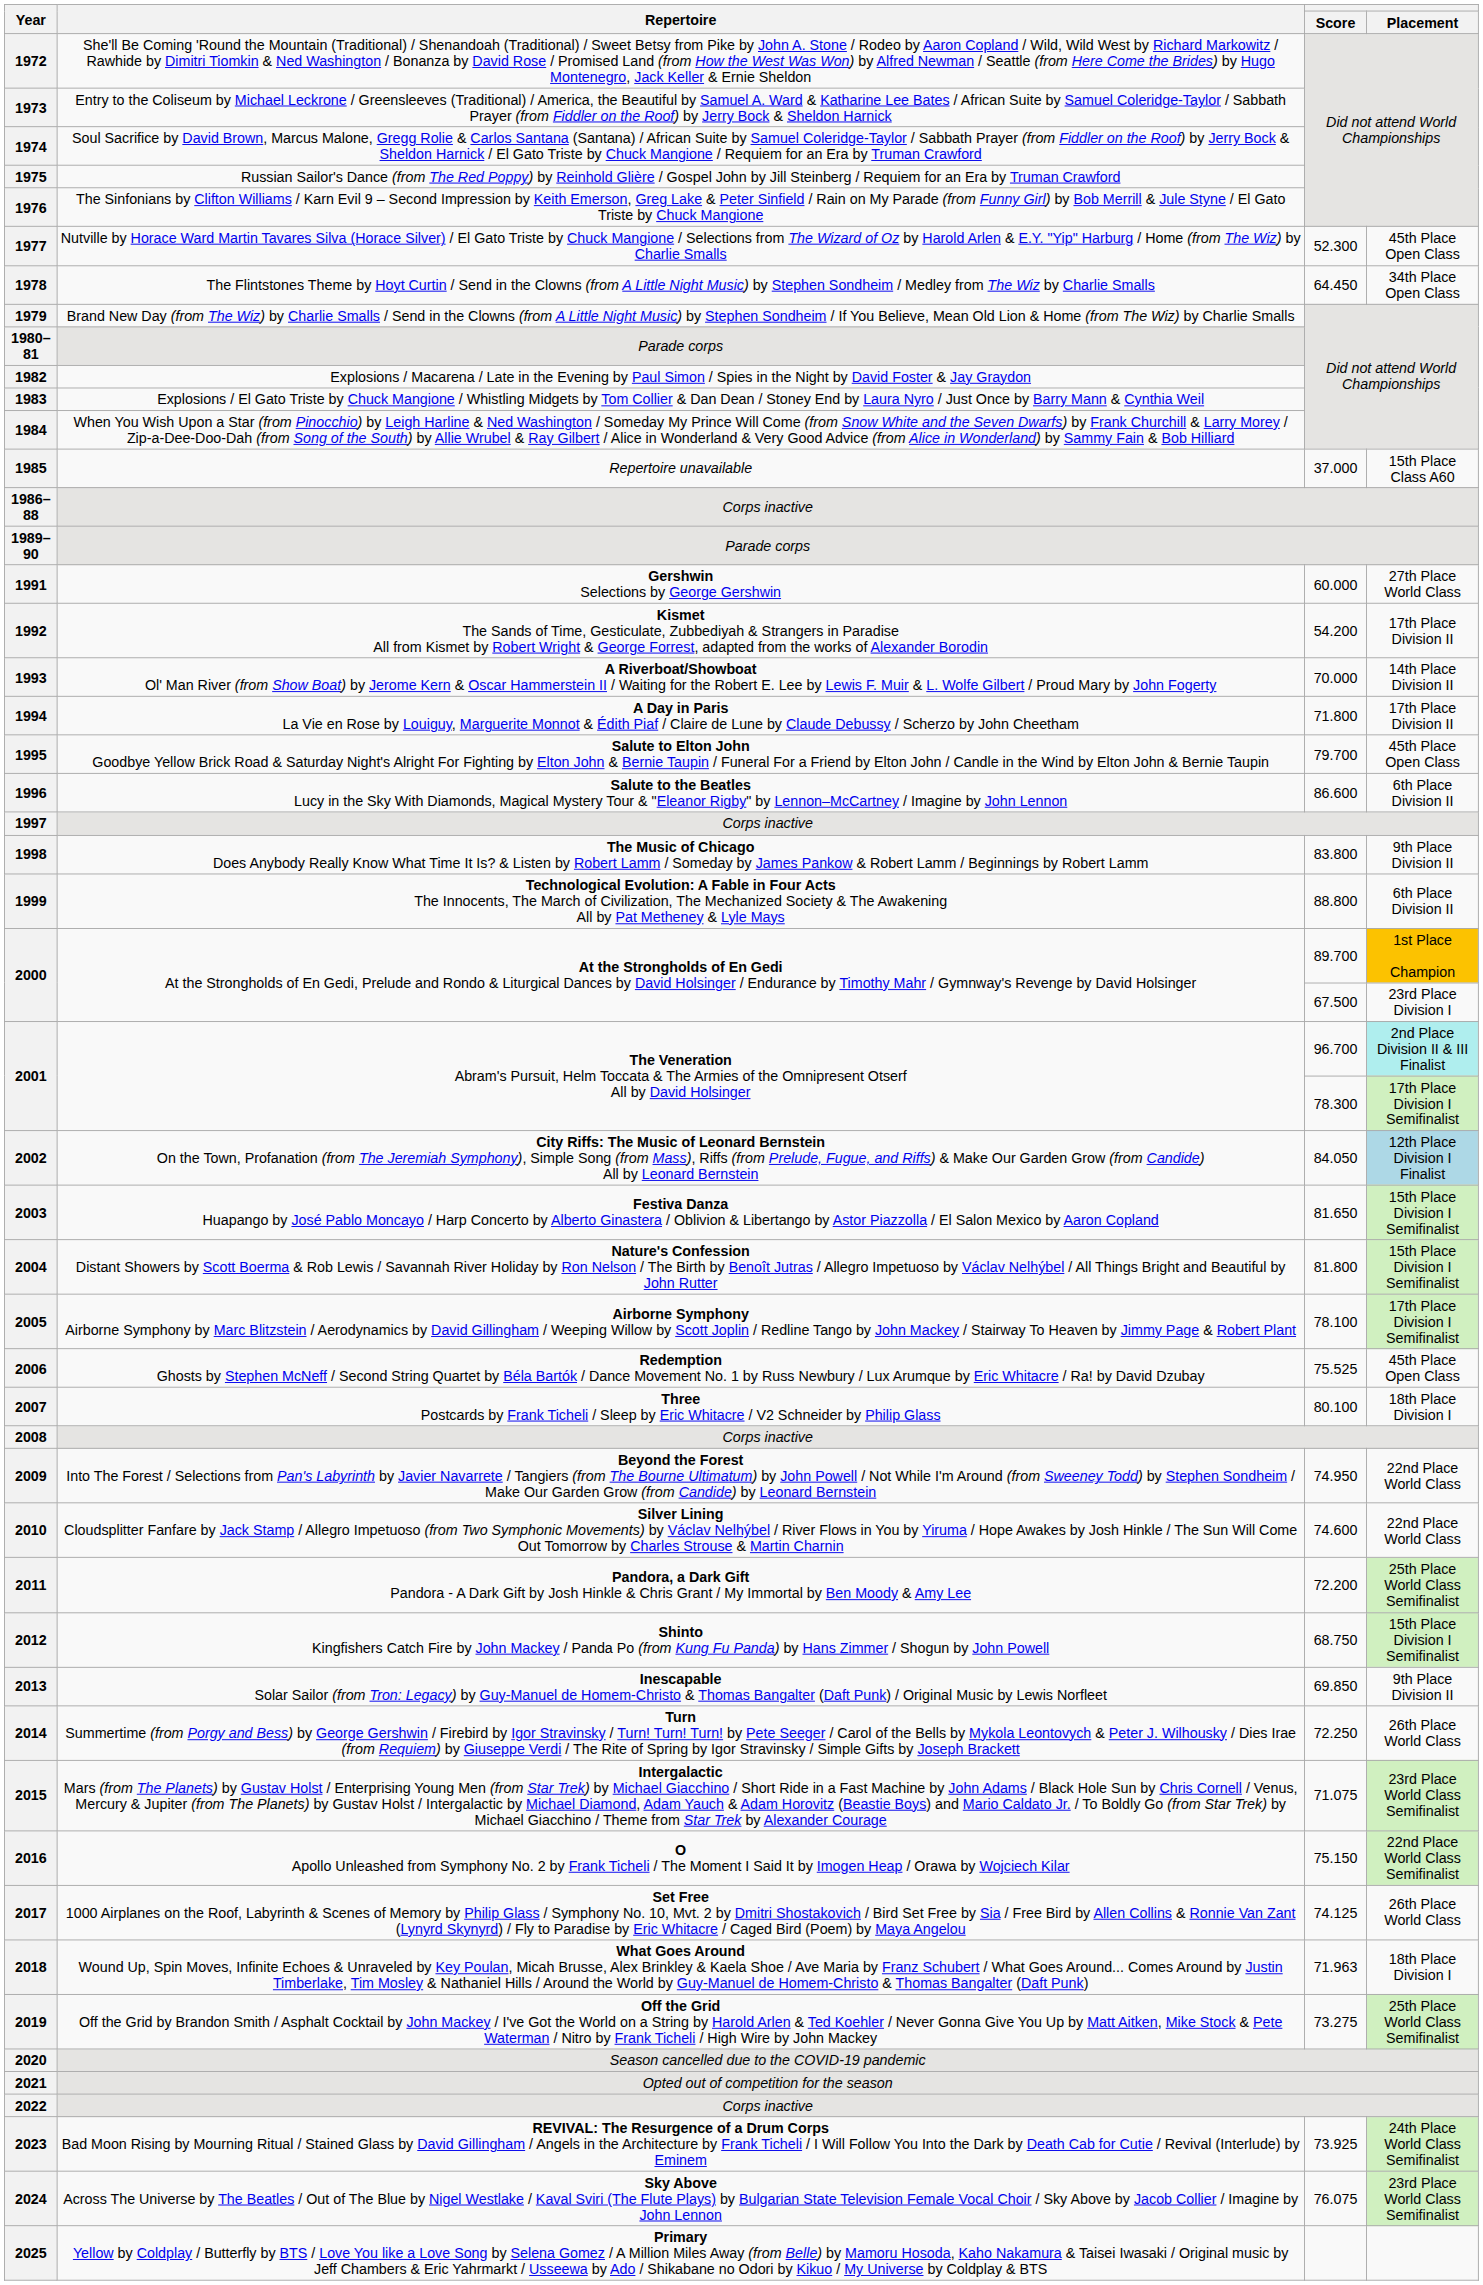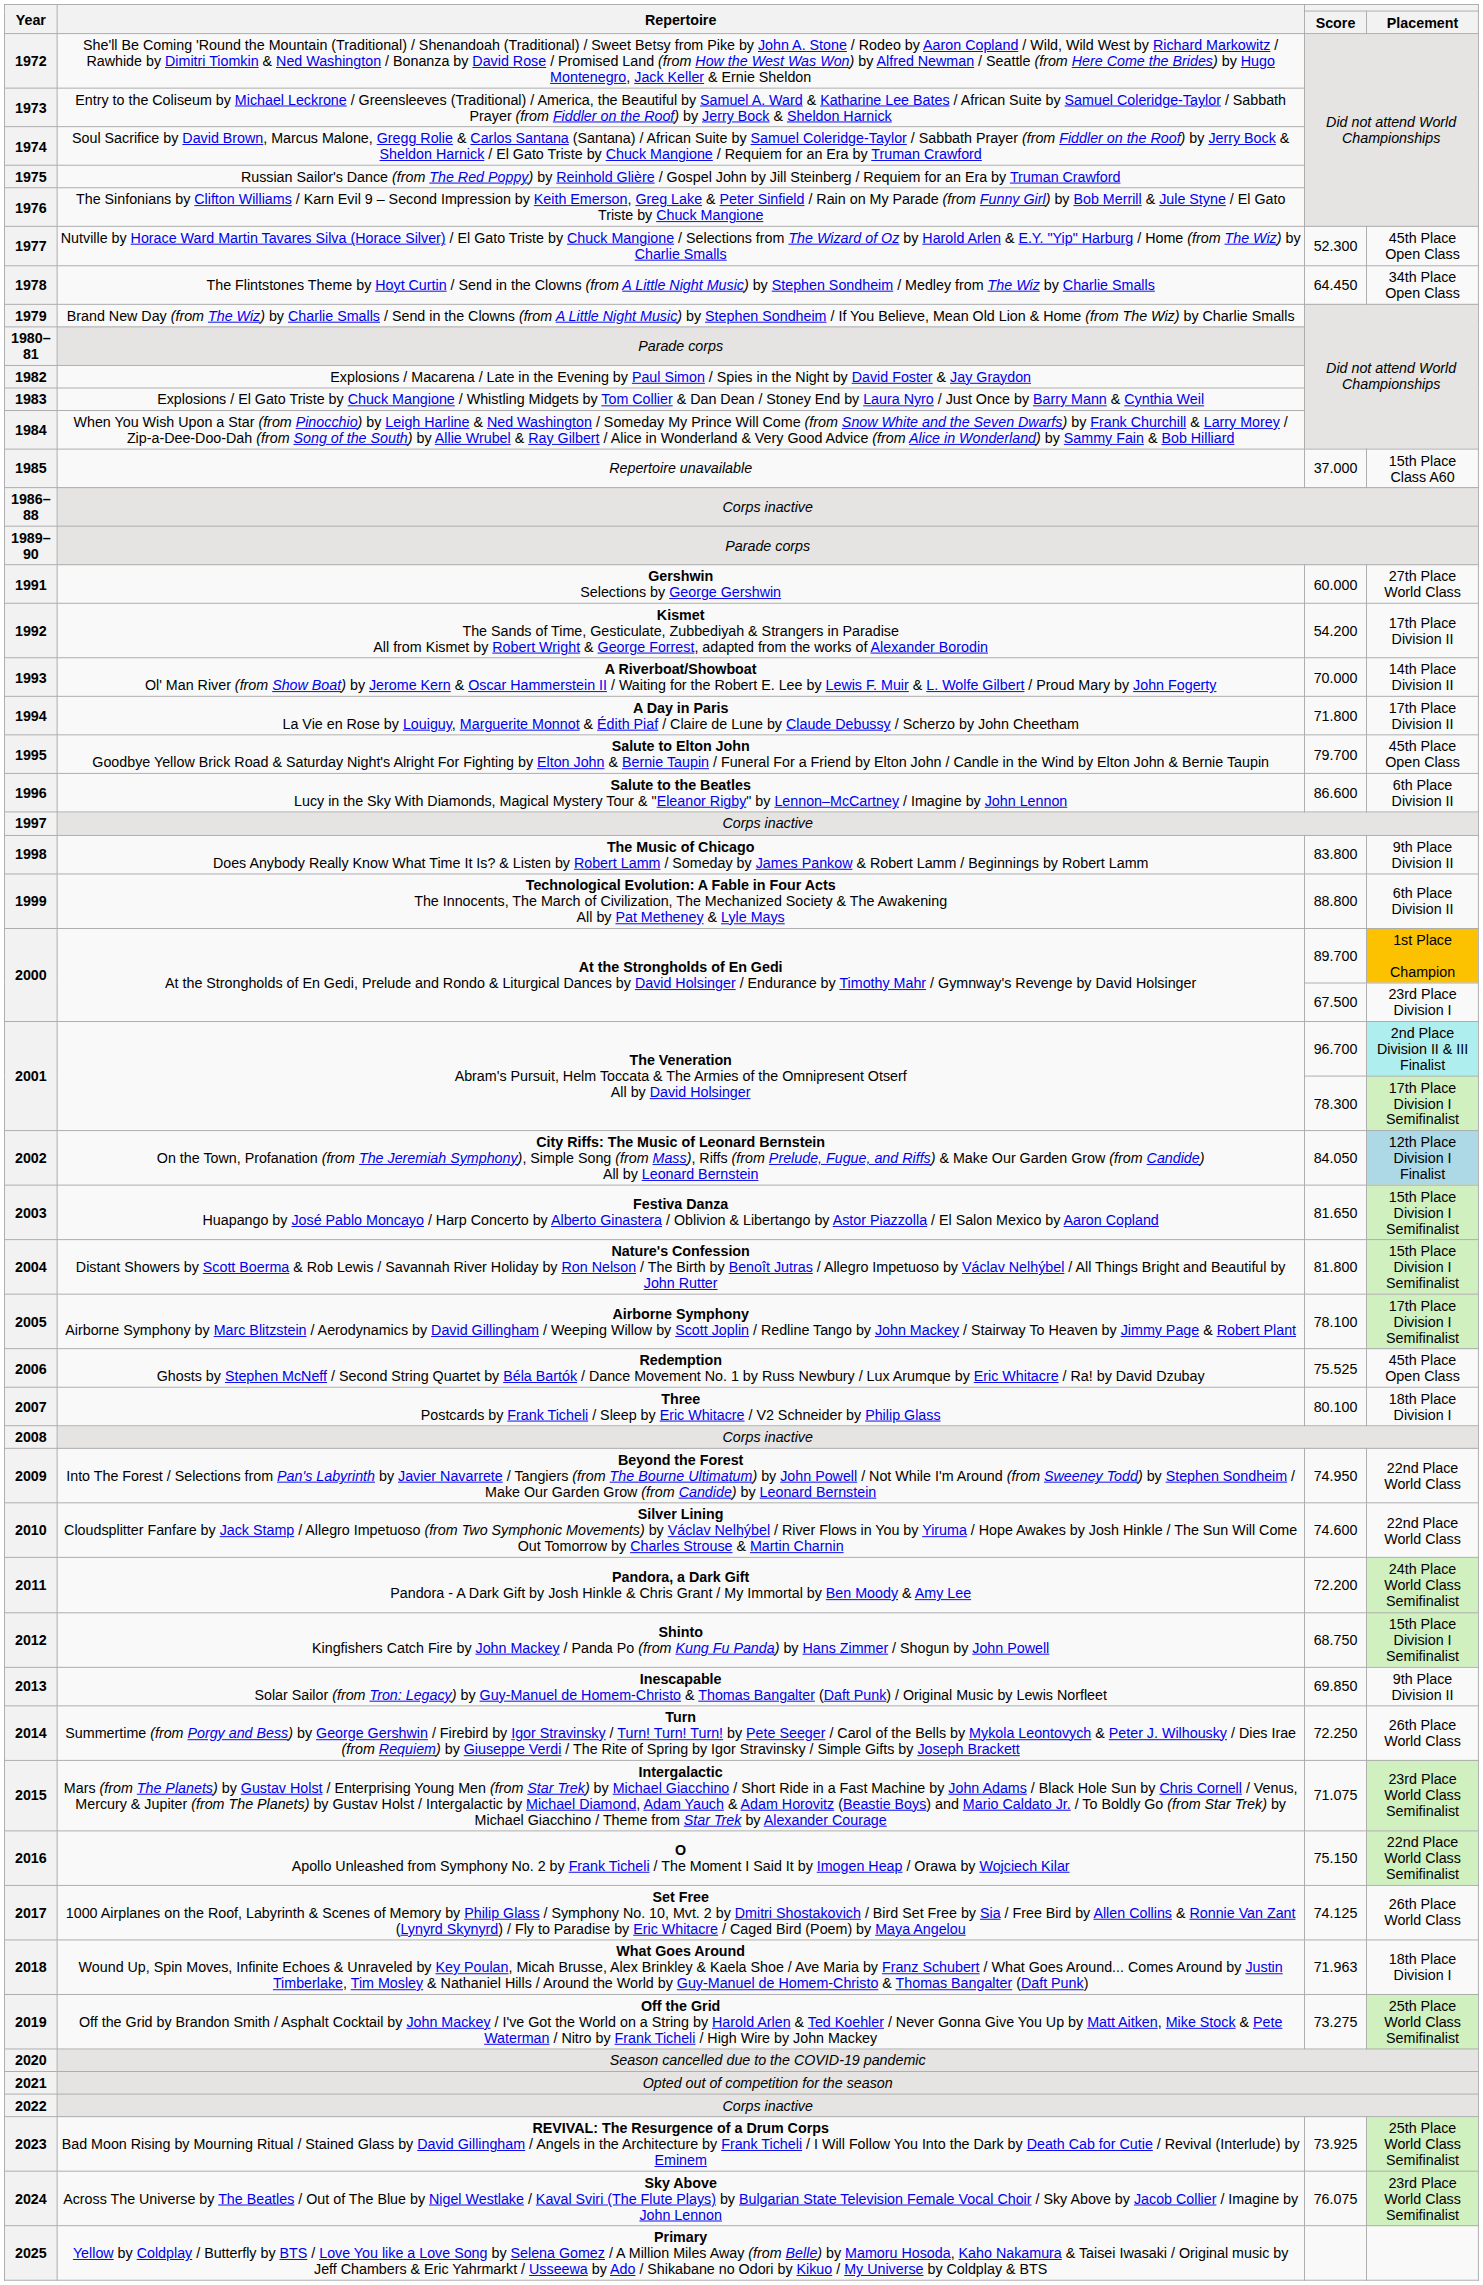(1423, 1585) 25th Place World Class Semifinalist -> (1423, 1585) 24th Place World Class Semifinalist
(1423, 2144) 24th Place World Class Semifinalist -> (1423, 2144) 25th Place World Class Semifinalist
